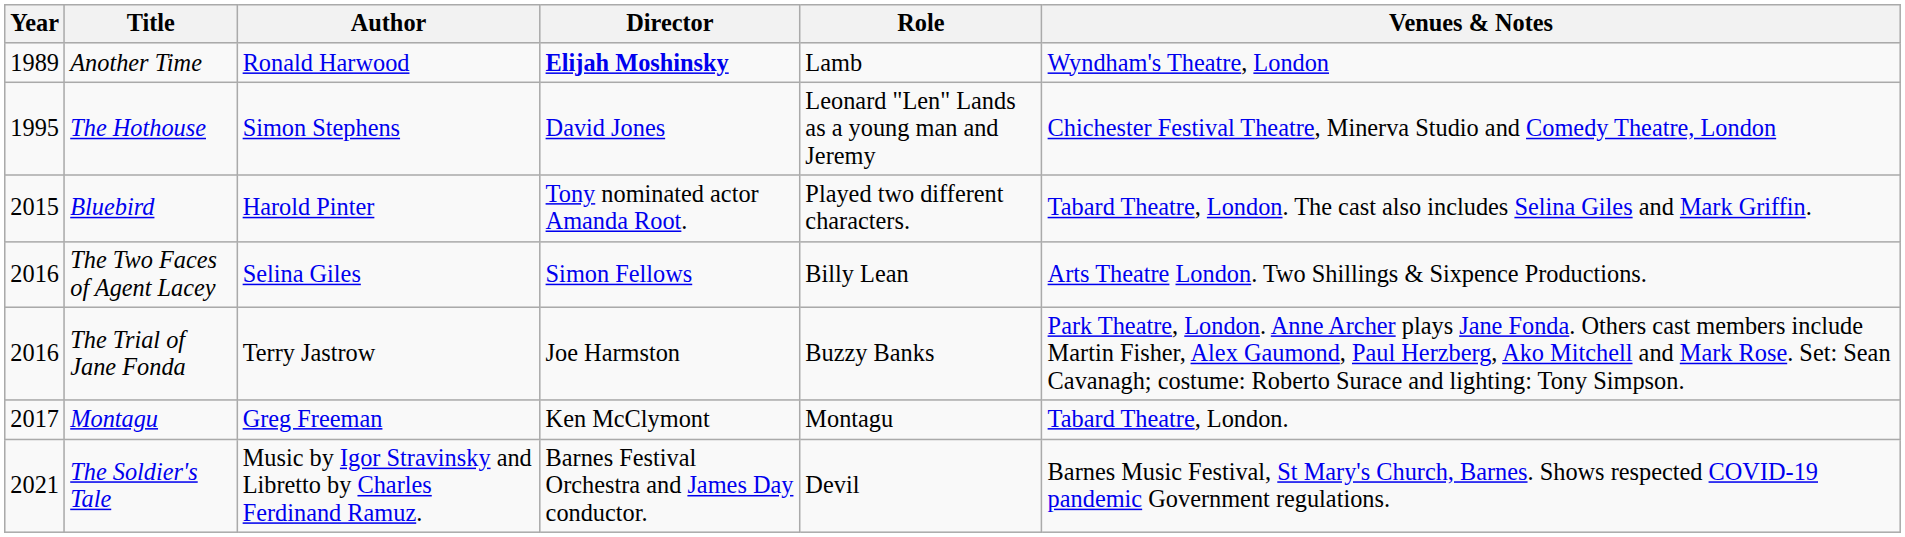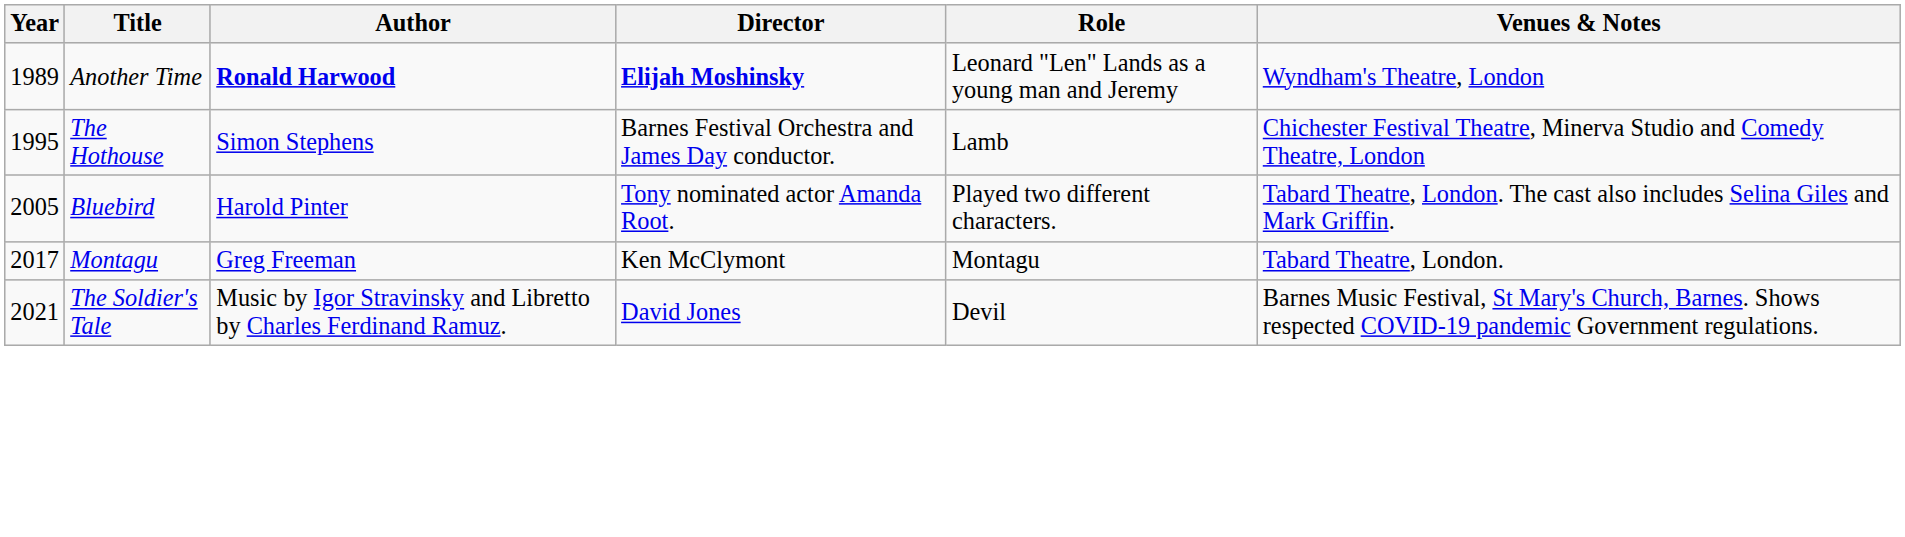(326, 62) normal -> (306, 76) bold
(834, 62) Lamb -> (1079, 76) Leonard "Len" Lands as a young man and Jeremy
(605, 128) David Jones -> (767, 141) Barnes Festival Orchestra and James Day conductor.
(911, 128) Leonard "Len" Lands as a young man and Jeremy -> (980, 141) Lamb
(35, 207) 2015 -> (35, 207) 2005
- row: (144, 273)
- row: (128, 353)
(670, 485) Barnes Festival Orchestra and James Day conductor. -> (681, 312) David Jones
